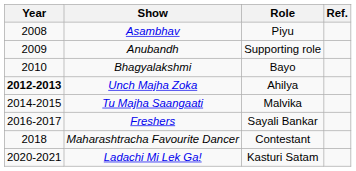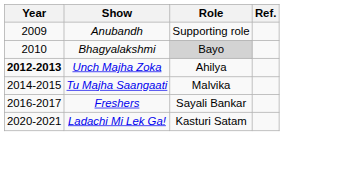- row: (153, 31)
(283, 67) no background -> (211, 49) lightgrey background
- row: (153, 139)
